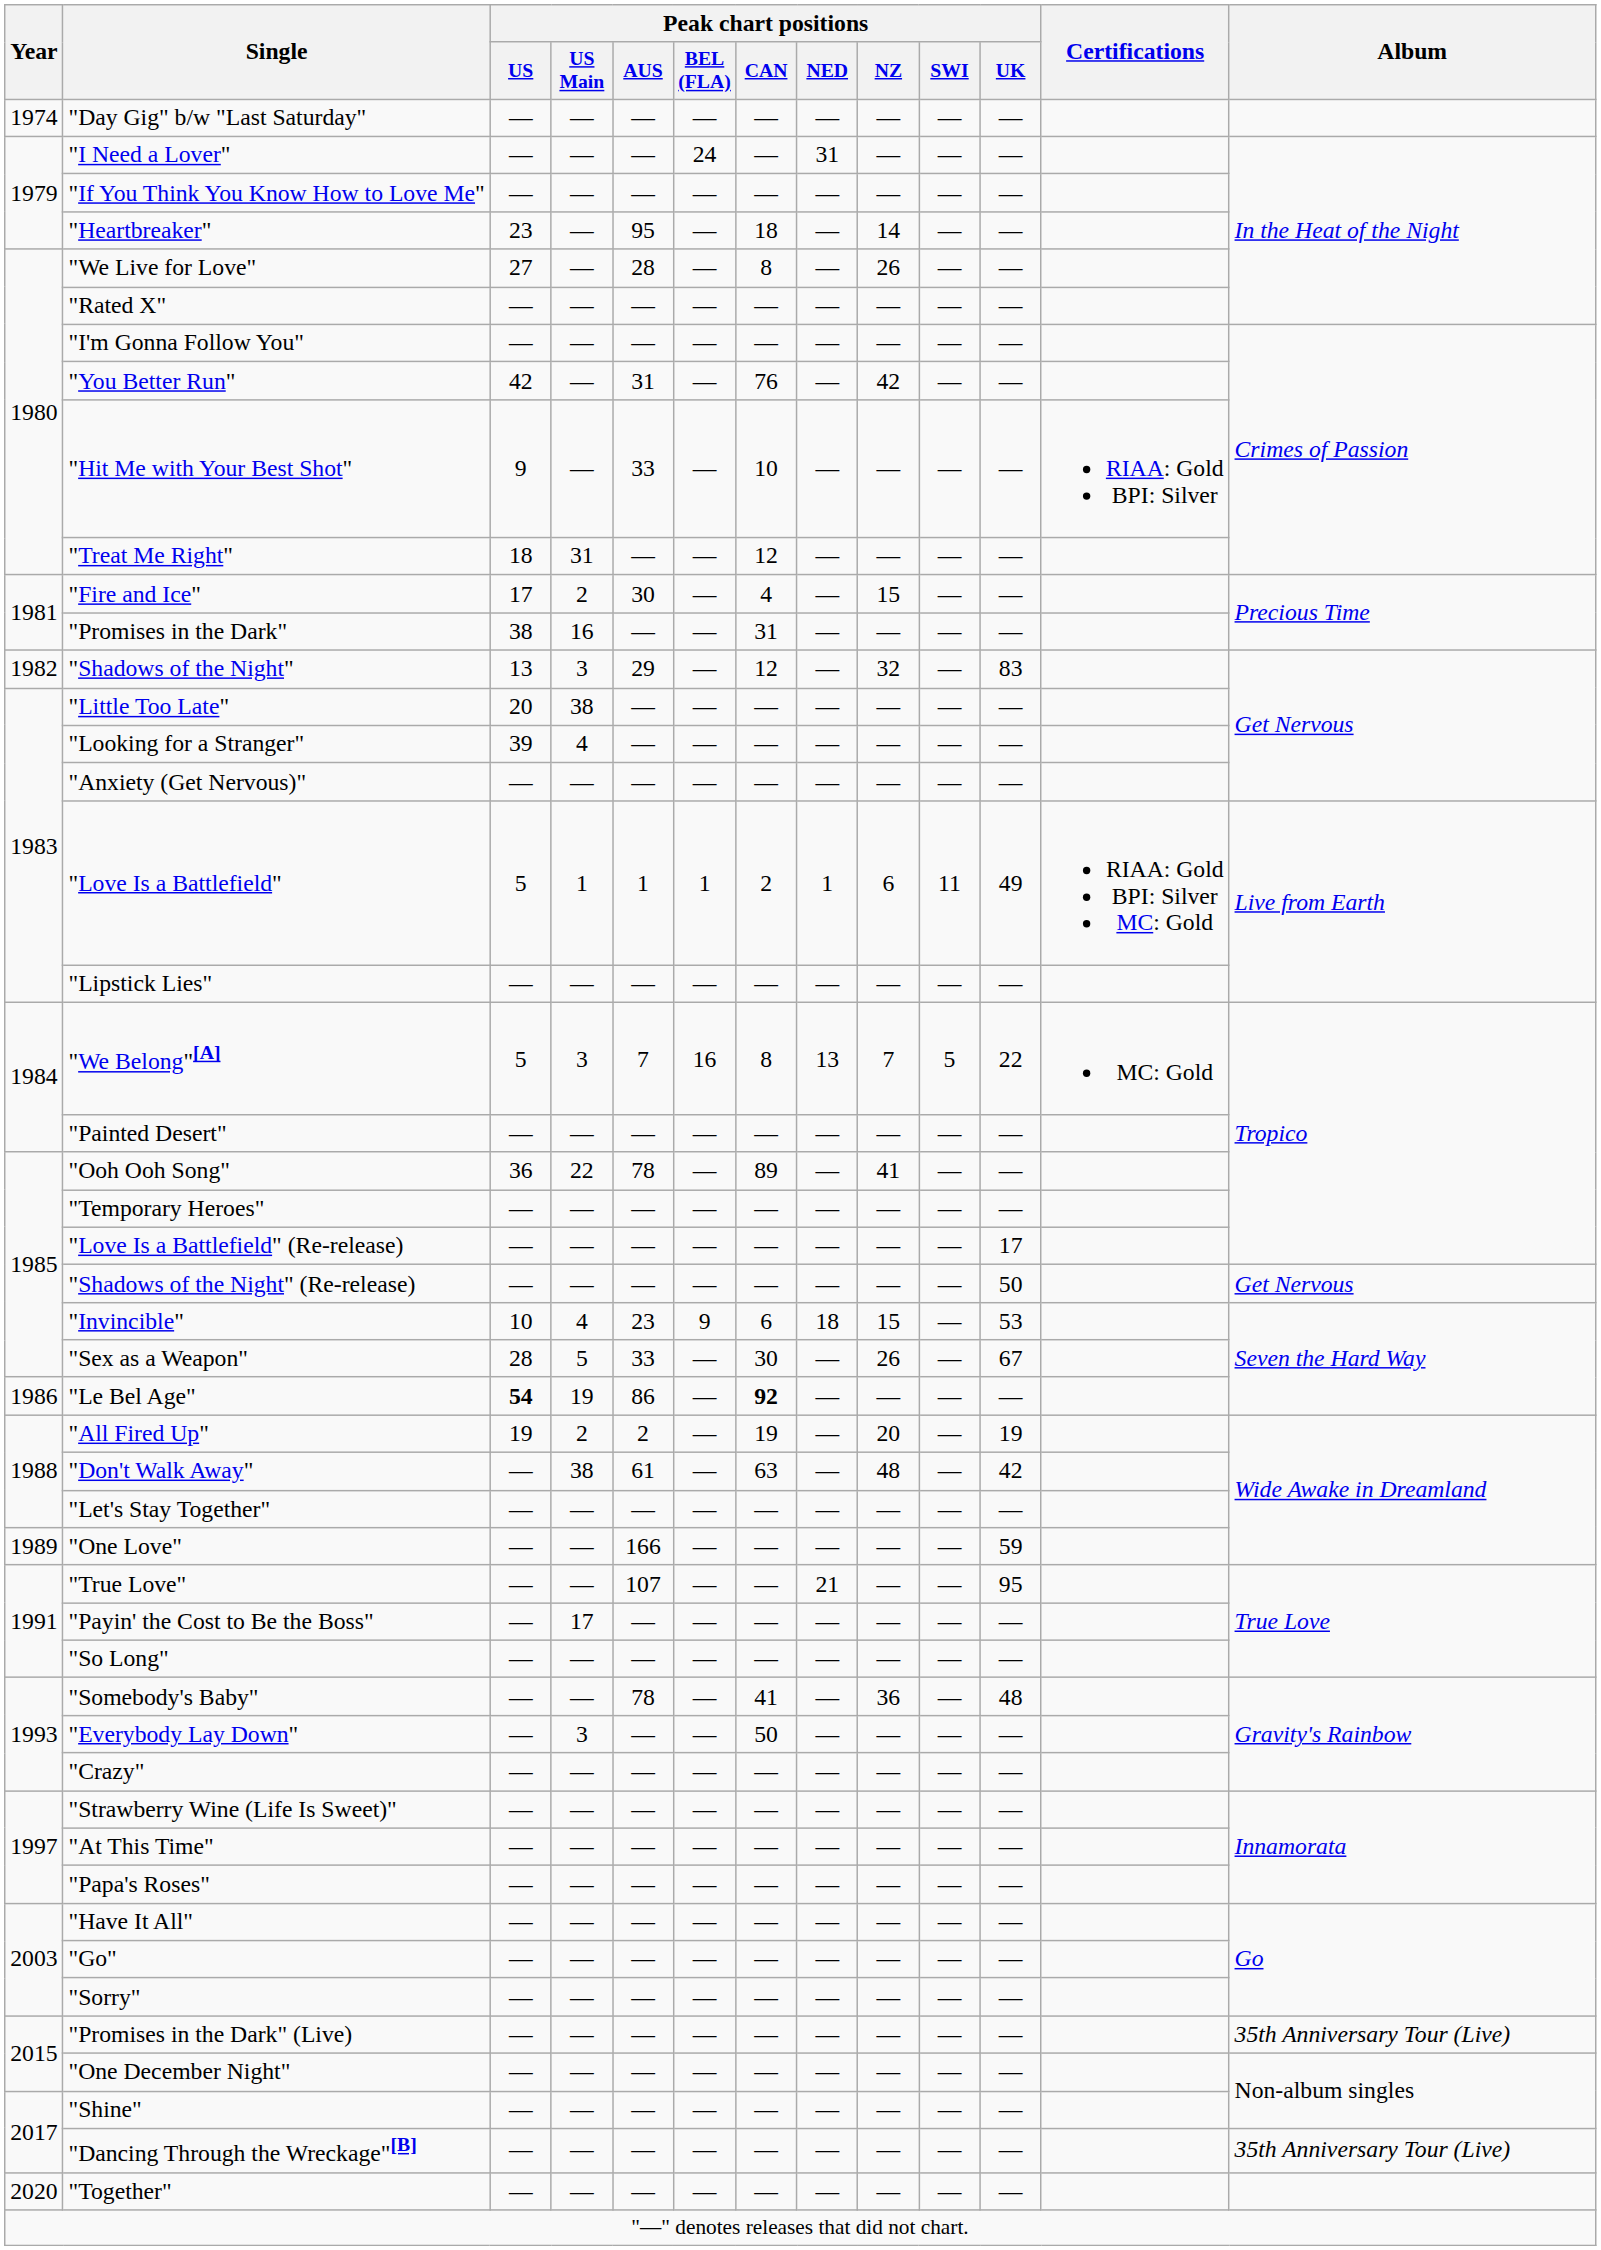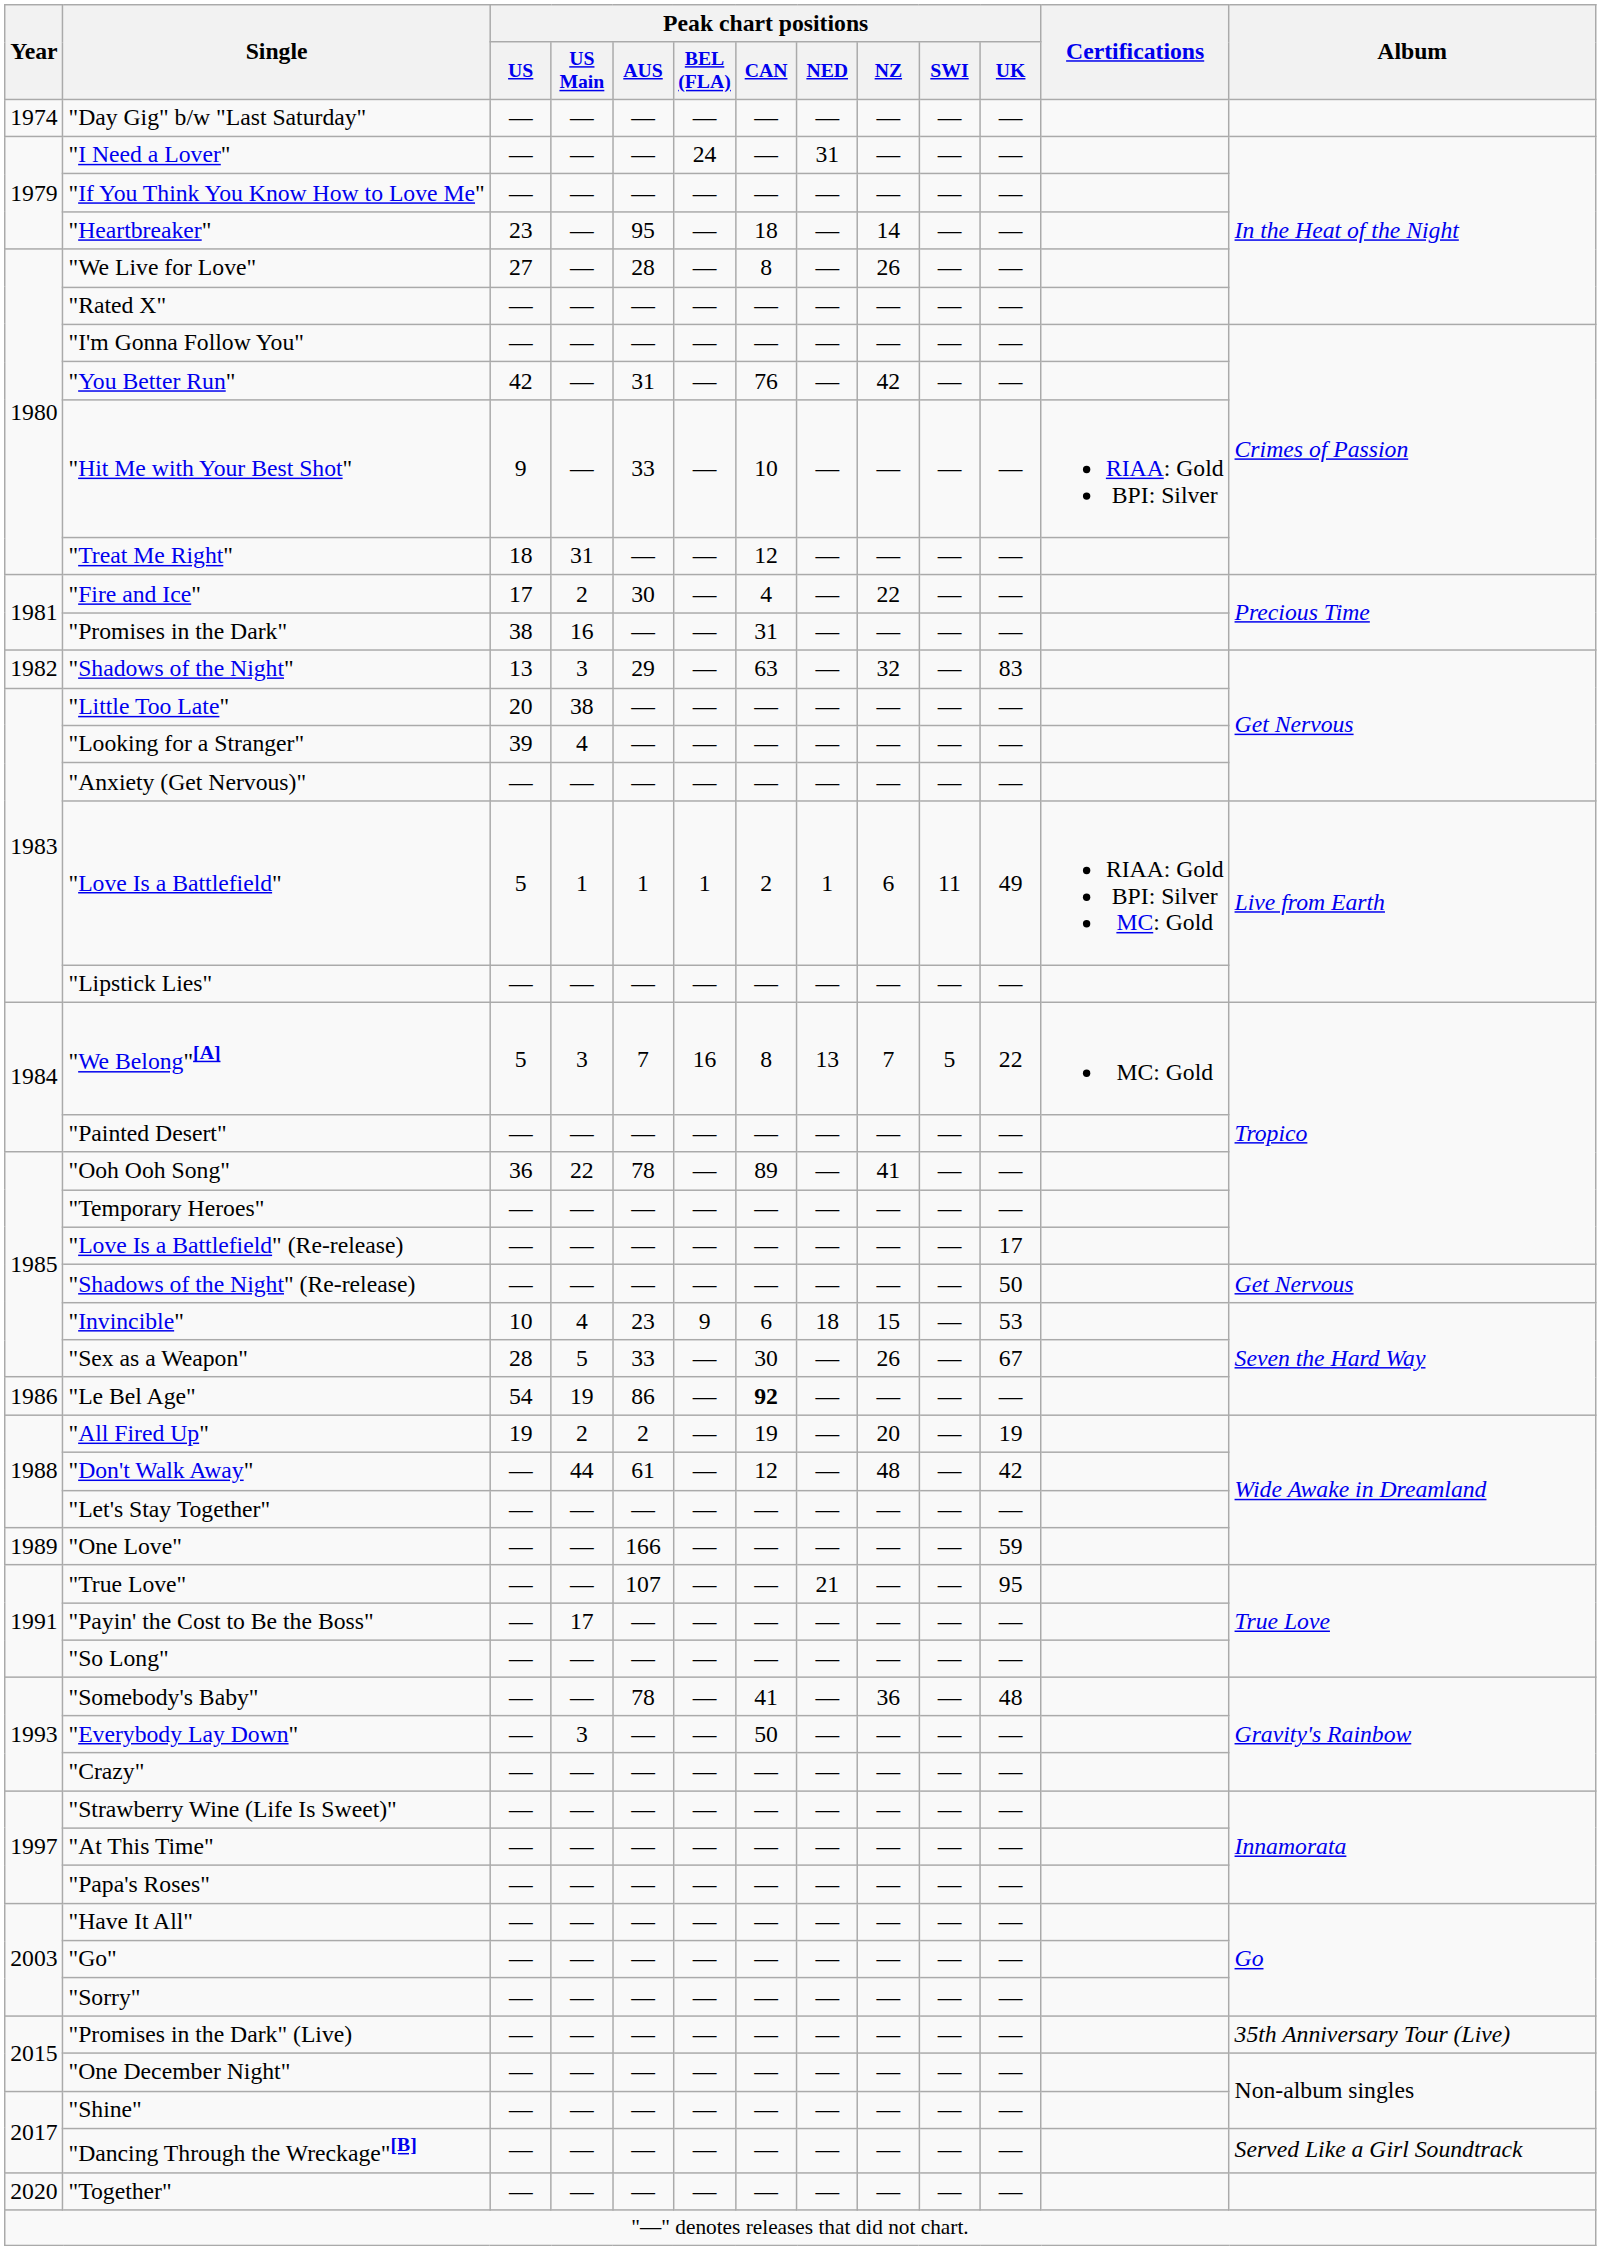(888, 593) 15 -> (888, 593) 22
(766, 668) 12 -> (766, 668) 63
(521, 1395) bold -> (521, 1395) normal
(582, 1470) 38 -> (582, 1470) 44
(766, 1470) 63 -> (766, 1470) 12
(1372, 2150) 35th Anniversary Tour (Live) -> (1379, 2150) Served Like a Girl Soundtrack
